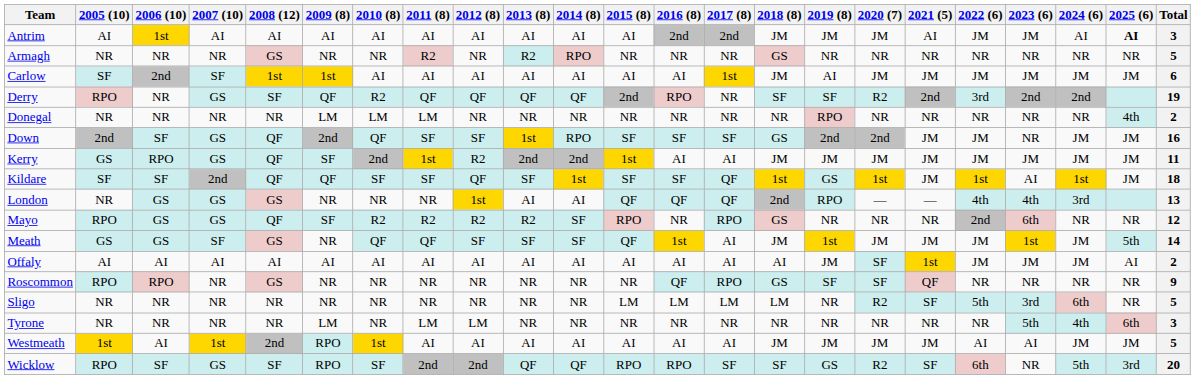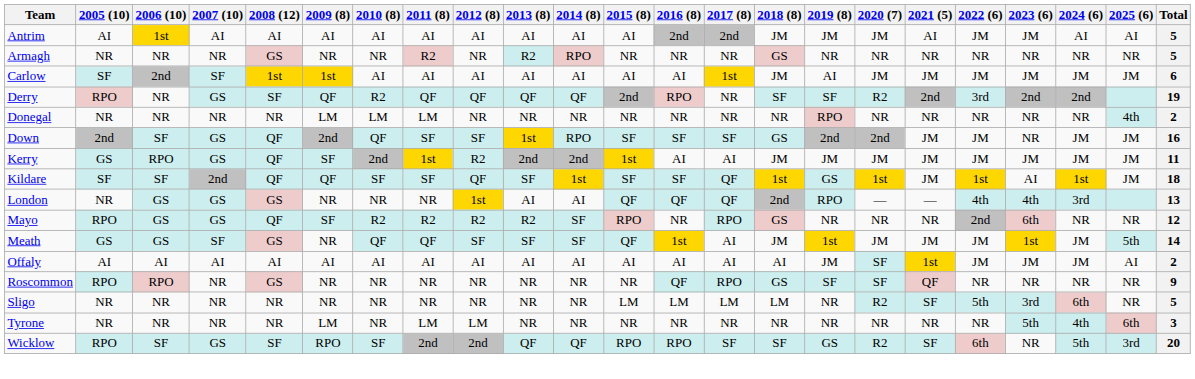(1131, 35) bold -> (1131, 35) normal
(1173, 35) 3 -> (1173, 35) 5
- row: (36, 343)
